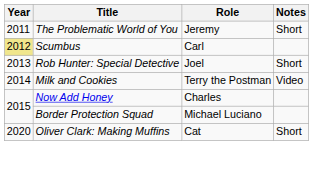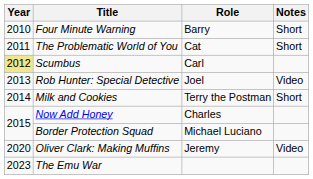+ row: (86, 30)
(202, 30) Jeremy -> (192, 47) Cat
(289, 64) Short -> (290, 81) Video
(290, 81) Video -> (289, 98) Short
(192, 132) Cat -> (202, 149) Jeremy
(289, 132) Short -> (290, 149) Video
+ row: (69, 166)
